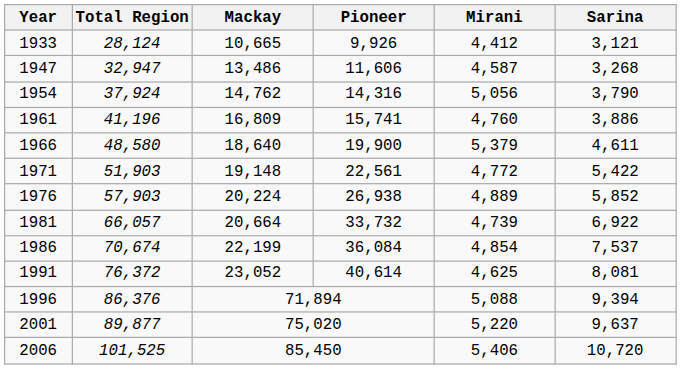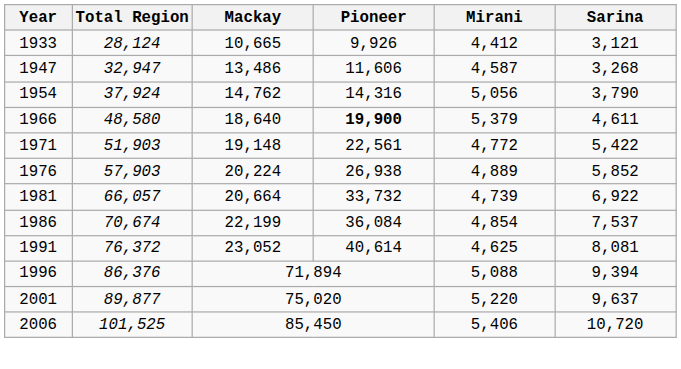- row: (38, 120)
(374, 146) normal -> (374, 120) bold
